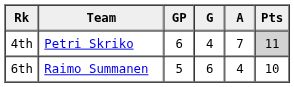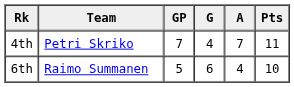(179, 43) 6 -> (179, 43) 7
(272, 43) lightgrey background -> (272, 43) no background
